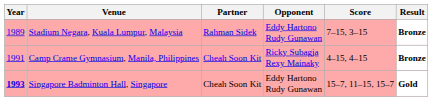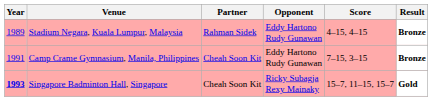(347, 32) 7–15, 3–15 -> (347, 32) 4–15, 4–15
(292, 58) Ricky Subagja Rexy Mainaky -> (294, 58) Eddy Hartono Rudy Gunawan
(347, 58) 4–15, 4–15 -> (347, 58) 7–15, 3–15
(294, 84) Eddy Hartono Rudy Gunawan -> (292, 84) Ricky Subagja Rexy Mainaky
